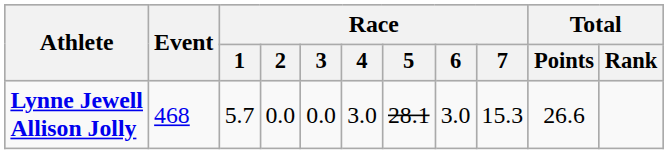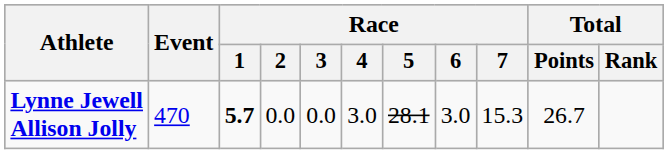(172, 114) 468 -> (172, 114) 470
(239, 114) normal -> (239, 114) bold
(564, 114) 26.6 -> (564, 114) 26.7
